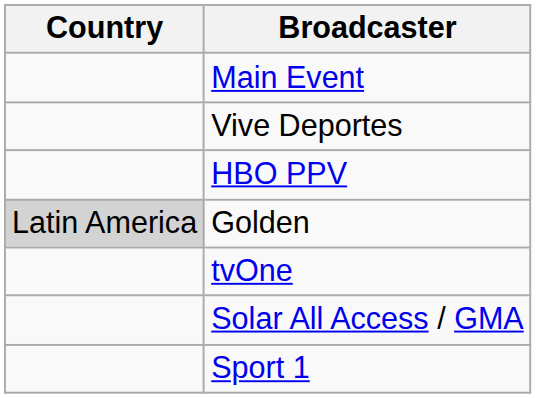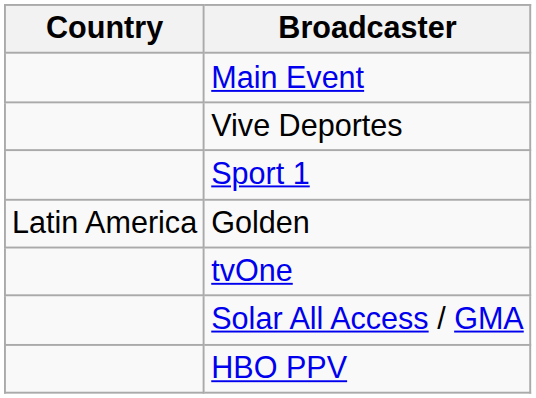rows swapped: (261, 367) <-> (279, 174)
(105, 222) lightgrey background -> (105, 222) no background
